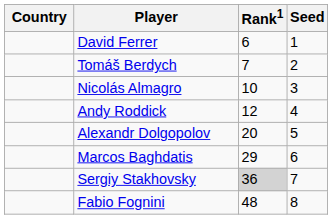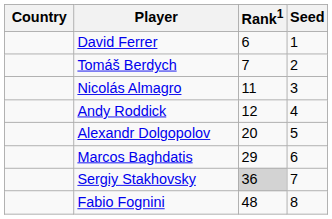(250, 88) 10 -> (249, 88) 11
